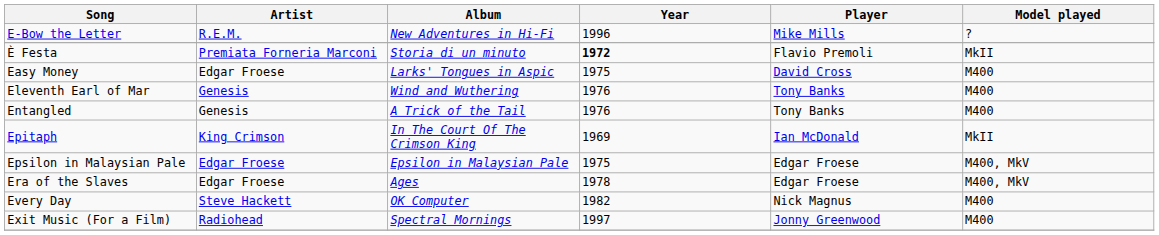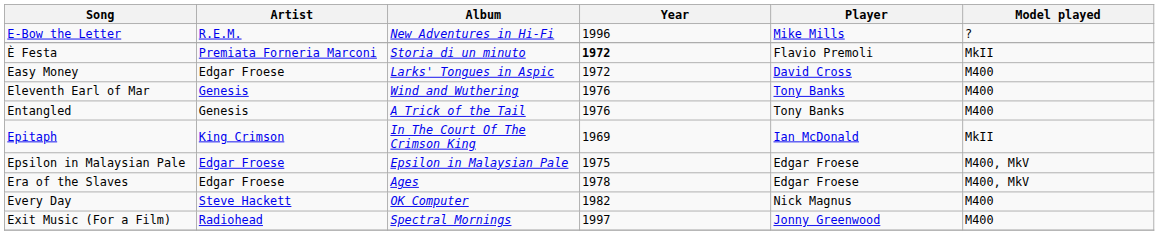(596, 72) 1975 -> (596, 72) 1972
